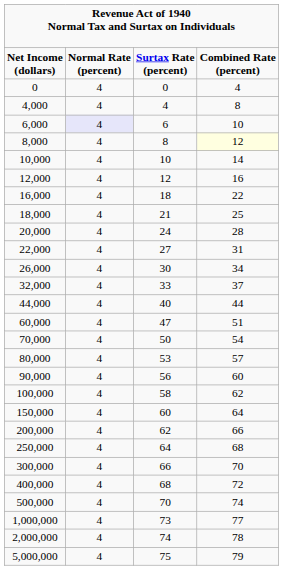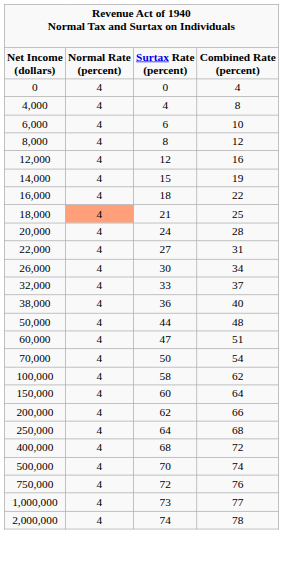(99, 123) lavender background -> (99, 123) no background
(238, 141) lightyellow background -> (238, 141) no background
- row: (35, 159)
+ row: (35, 177)
(99, 213) no background -> (99, 213) lightsalmon background
+ row: (35, 304)
- row: (35, 304)
+ row: (35, 322)
- row: (35, 358)
- row: (35, 376)
- row: (35, 466)
+ row: (35, 484)
- row: (35, 556)
